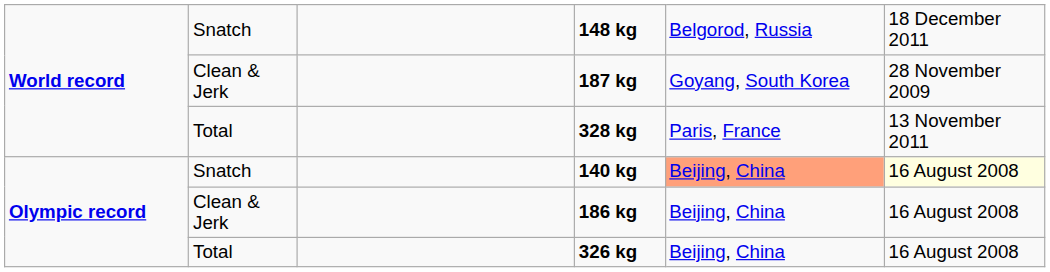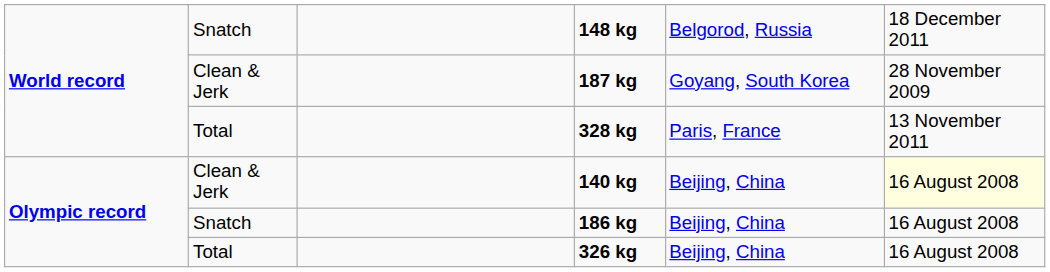(222, 171) Snatch -> (226, 182) Clean & Jerk
(727, 171) lightsalmon background -> (727, 182) no background
(226, 211) Clean & Jerk -> (222, 222) Snatch
